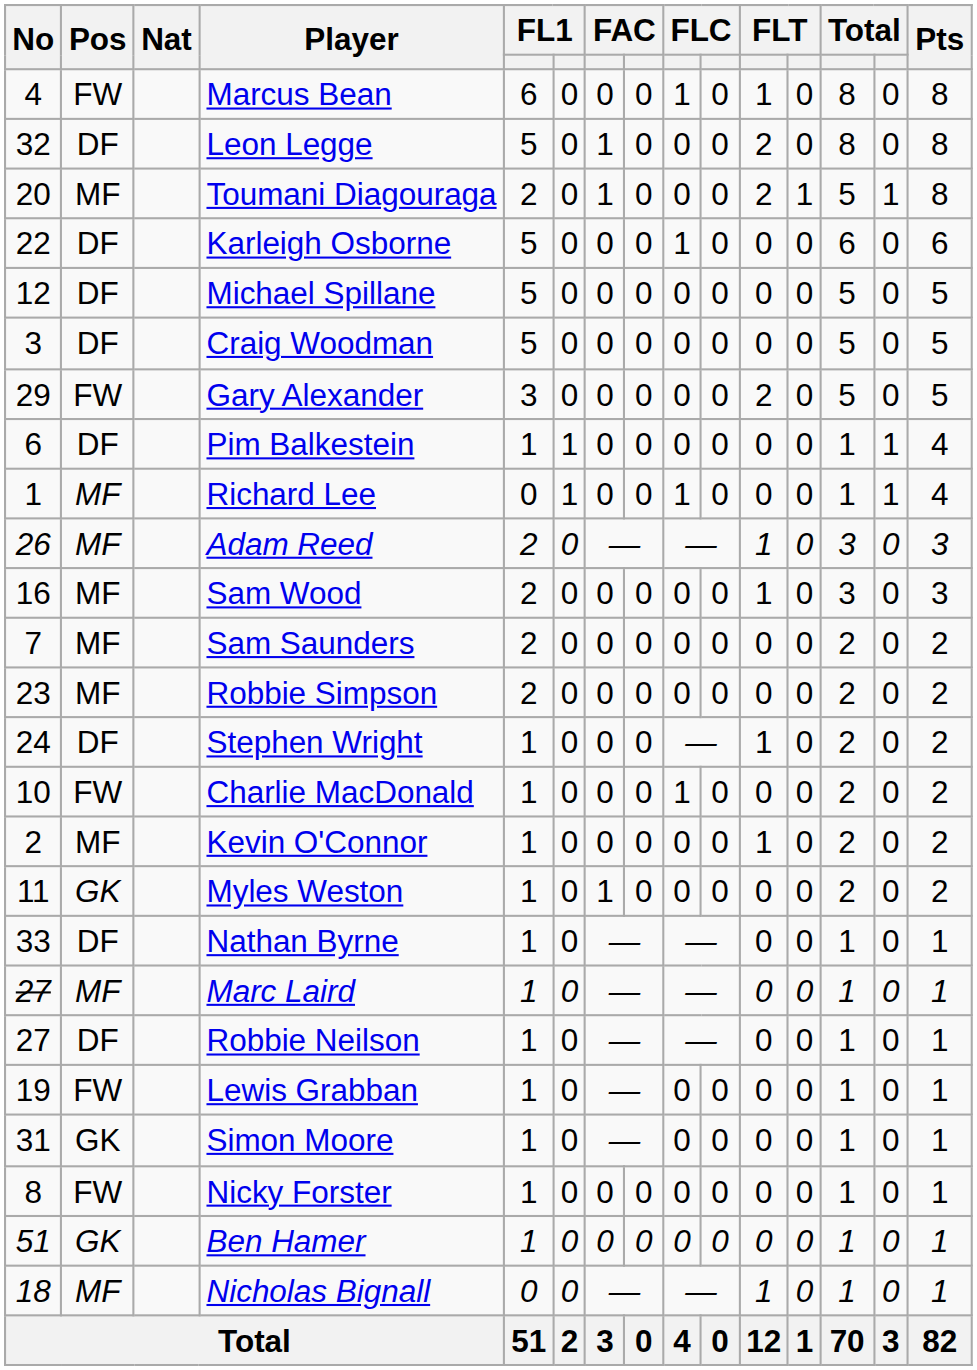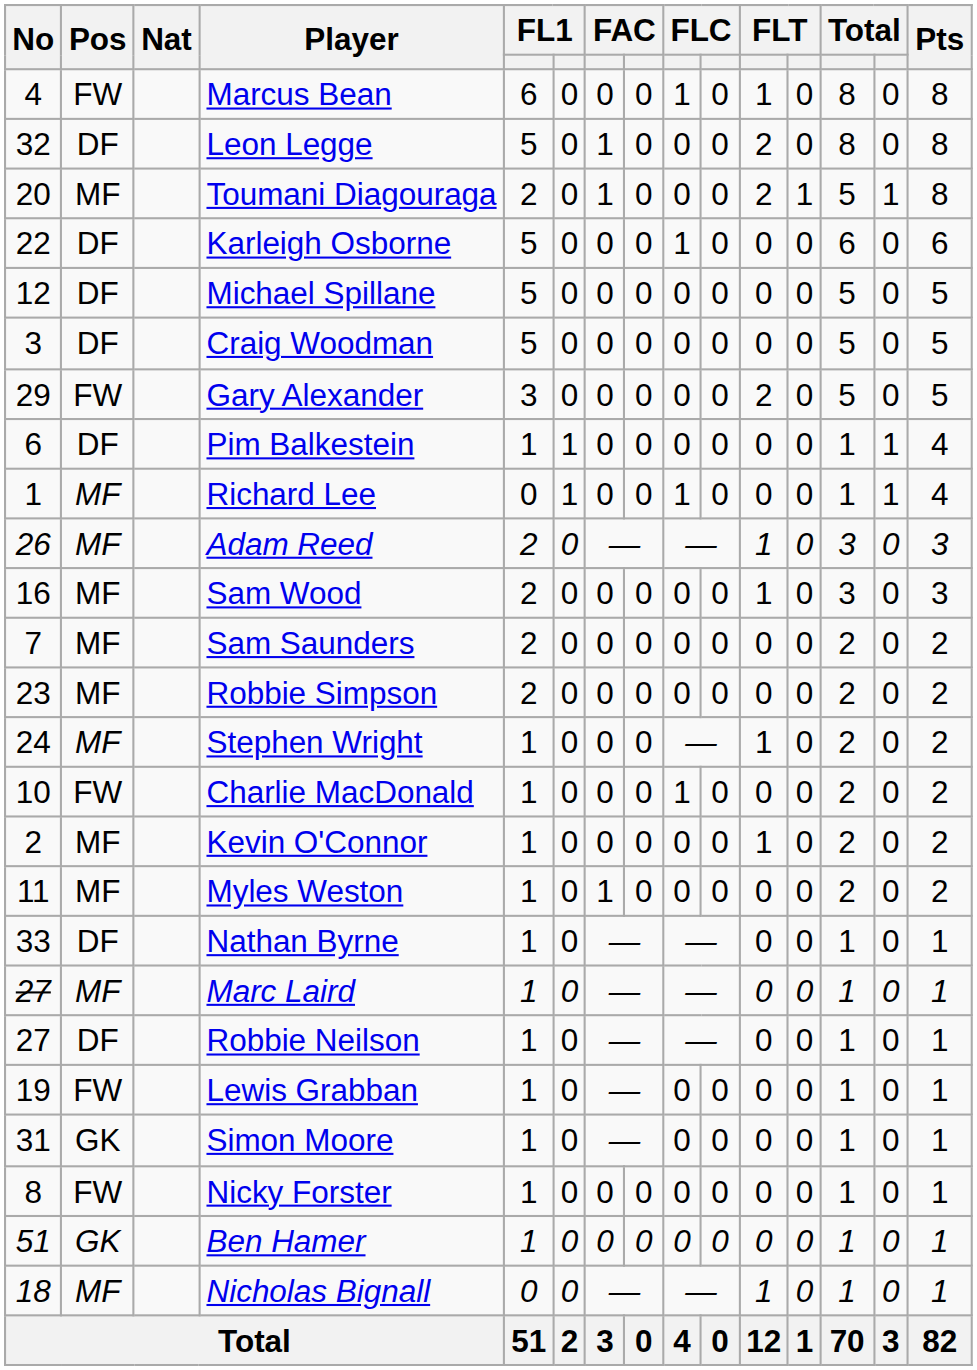(98, 742) DF -> (98, 742) MF
(98, 892) GK -> (98, 892) MF
